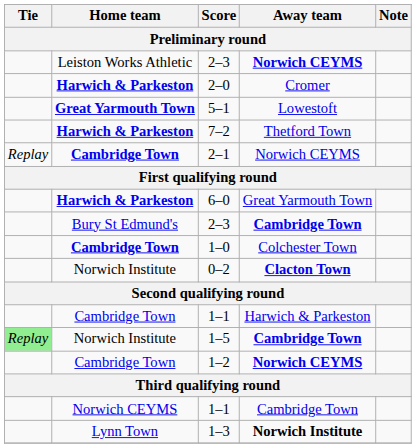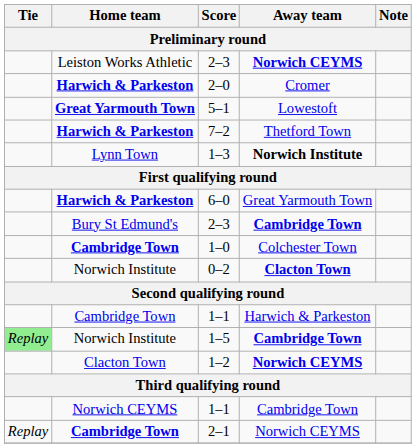rows swapped: (219, 431) <-> (219, 154)
(125, 362) Cambridge Town -> (125, 362) Clacton Town
